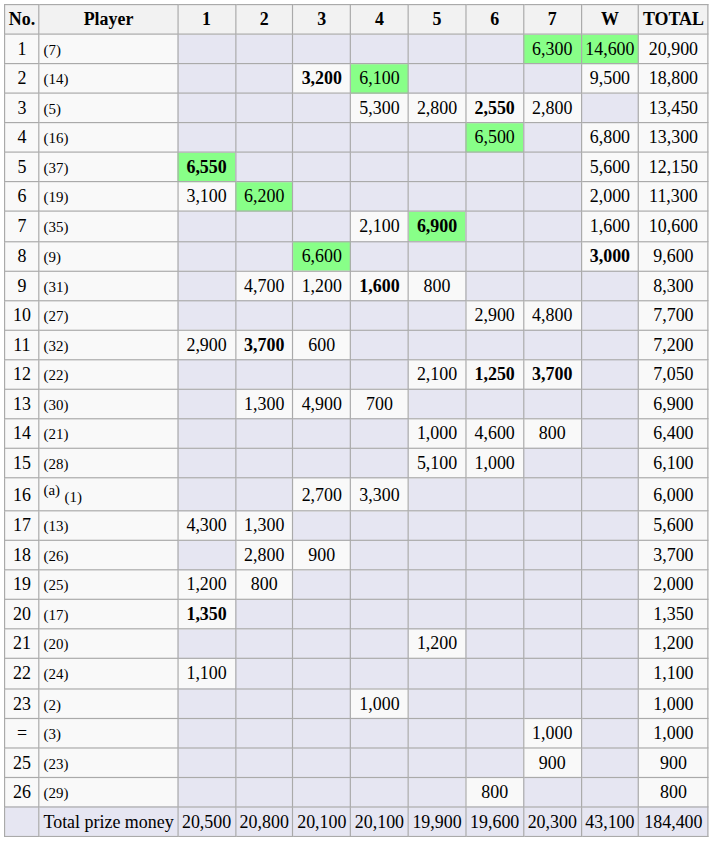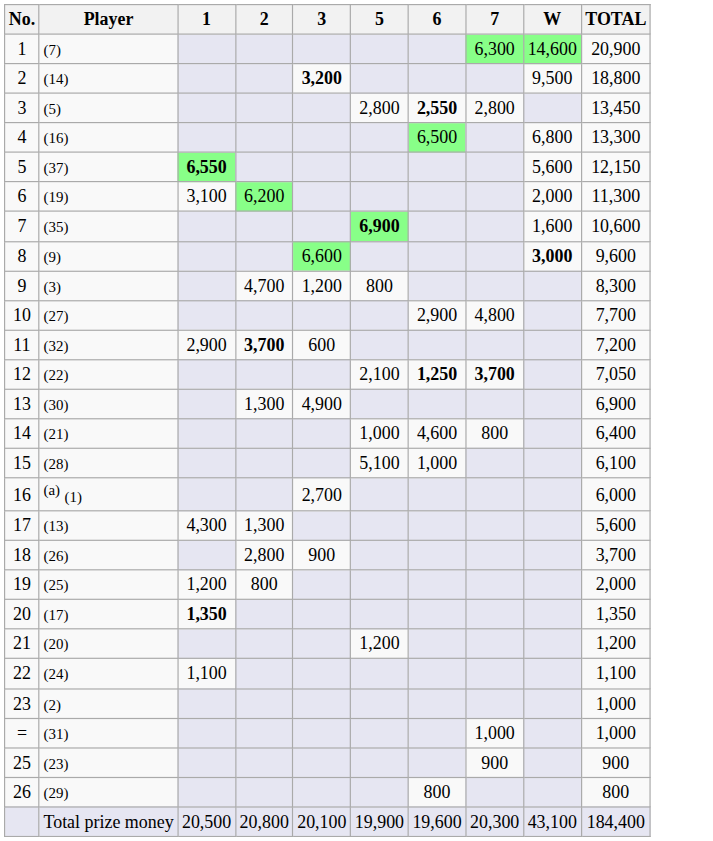- column: (379, 19)
(56, 287) (31) -> (52, 287) (3)
(52, 734) (3) -> (56, 734) (31)
